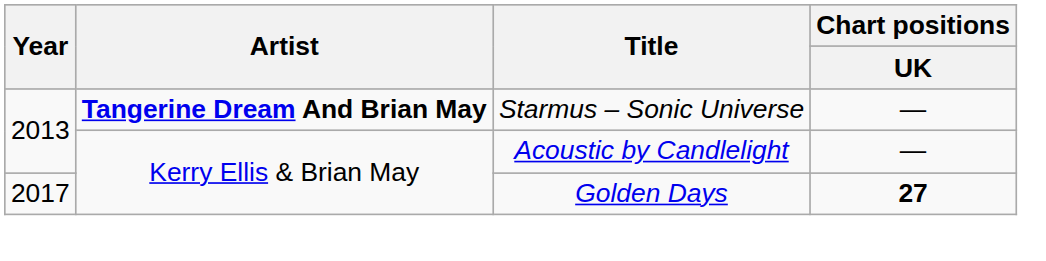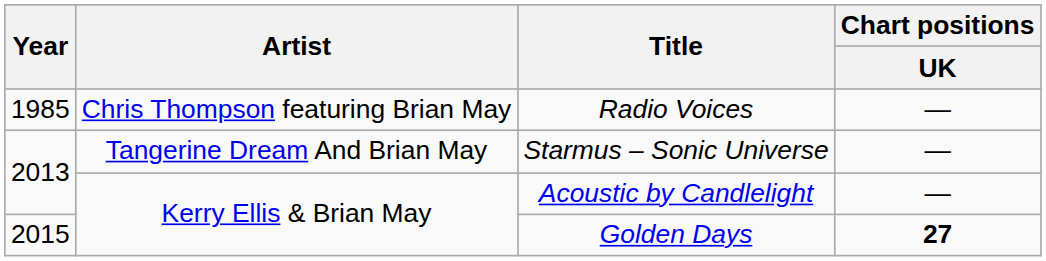+ row: (676, 109)
(284, 109) bold -> (297, 151) normal
(40, 192) 2017 -> (40, 234) 2015
